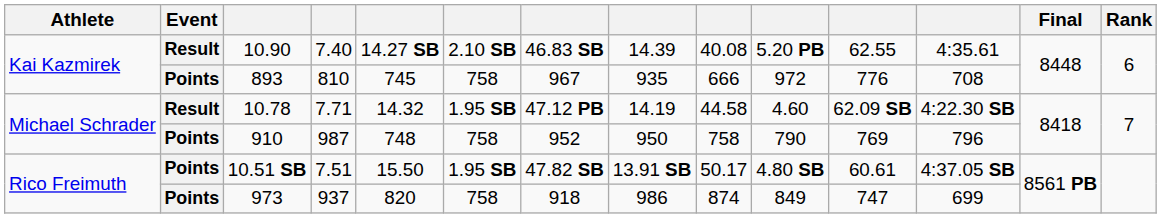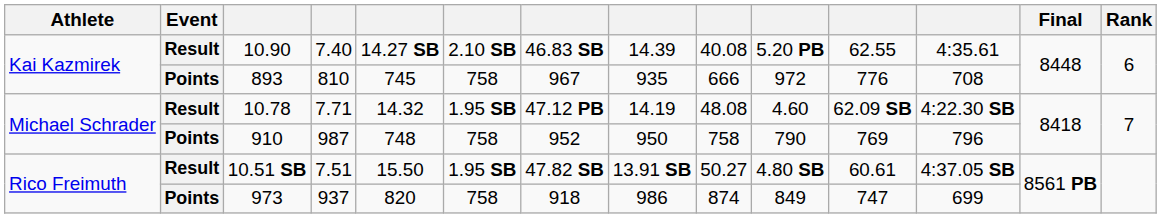(724, 109) 44.58 -> (724, 109) 48.08
(192, 169) Points -> (192, 169) Result
(724, 169) 50.17 -> (724, 169) 50.27
